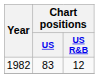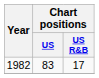(79, 65) 12 -> (79, 65) 17
